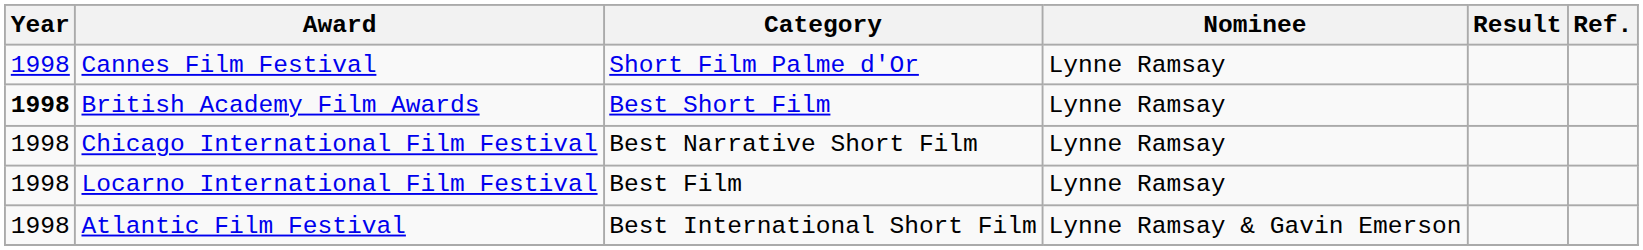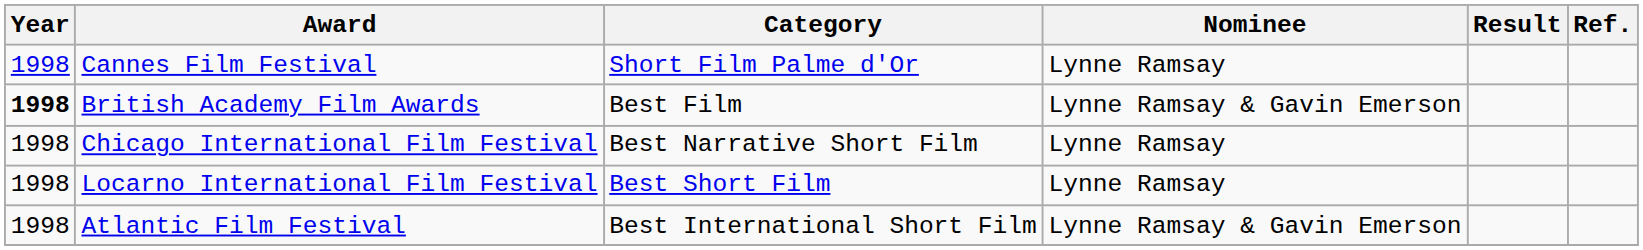(720, 105) Best Short Film -> (676, 105) Best Film
(1137, 105) Lynne Ramsay -> (1255, 105) Lynne Ramsay & Gavin Emerson
(676, 185) Best Film -> (720, 185) Best Short Film
